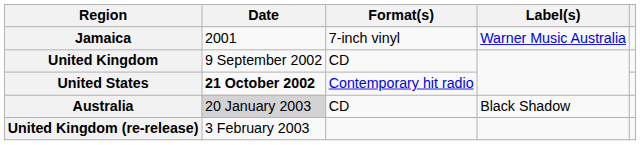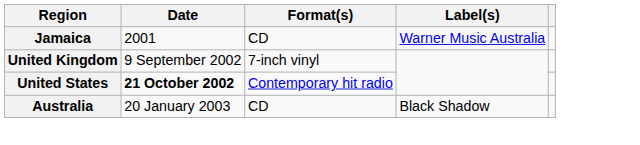(364, 38) 7-inch vinyl -> (258, 38) CD
(339, 60) CD -> (284, 60) 7-inch vinyl
(258, 106) lightgrey background -> (177, 106) no background
- row: (103, 128)
